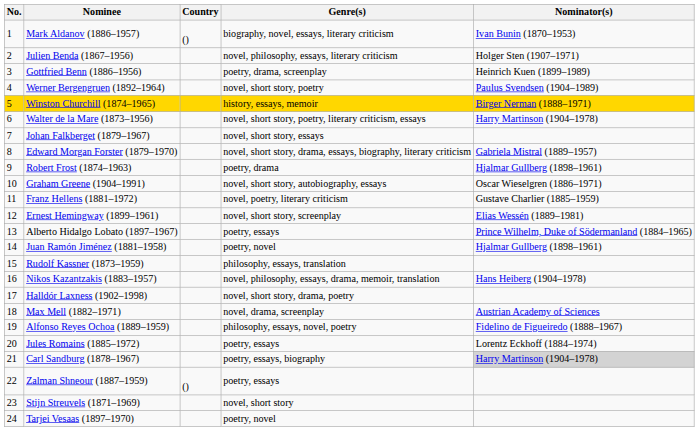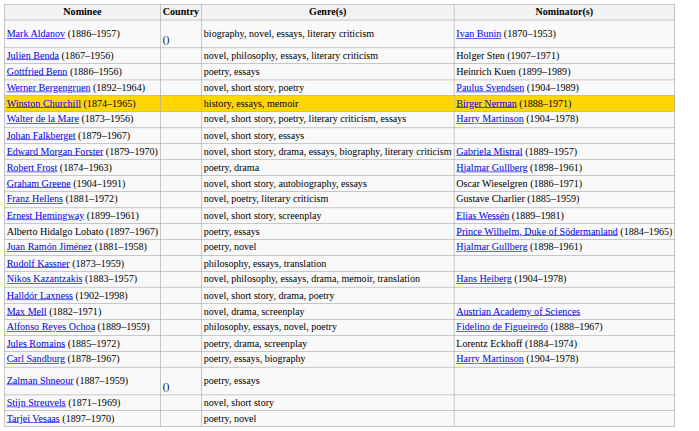- column: (14, 12)
(275, 71) poetry, drama, screenplay -> (232, 71) poetry, essays
(251, 343) poetry, essays -> (256, 343) poetry, drama, screenplay
(537, 359) lightgrey background -> (517, 359) no background
